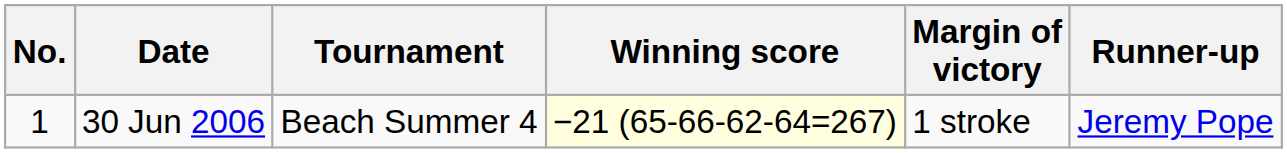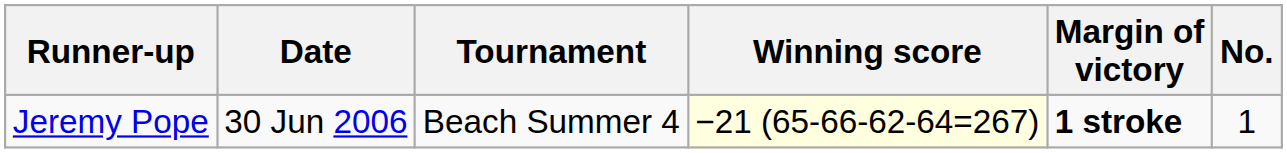columns swapped: (40, 50) <-> (1175, 50)
(972, 122) normal -> (1119, 122) bold
